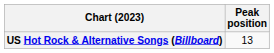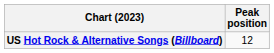(247, 40) 13 -> (247, 40) 12
